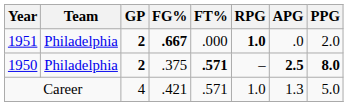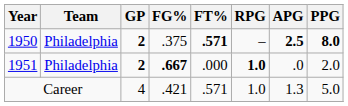rows swapped: (23, 65) <-> (23, 41)
